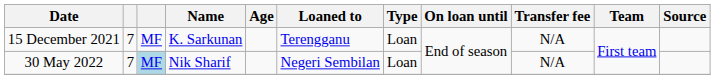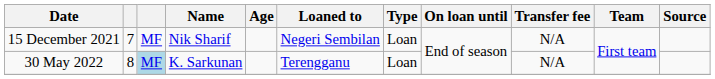(206, 39) K. Sarkunan -> (200, 39) Nik Sharif
(315, 39) Terengganu -> (330, 39) Negeri Sembilan
(130, 62) 7 -> (130, 62) 8
(200, 62) Nik Sharif -> (206, 62) K. Sarkunan
(330, 62) Negeri Sembilan -> (315, 62) Terengganu
